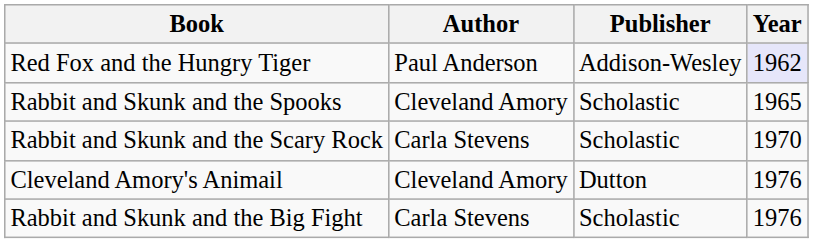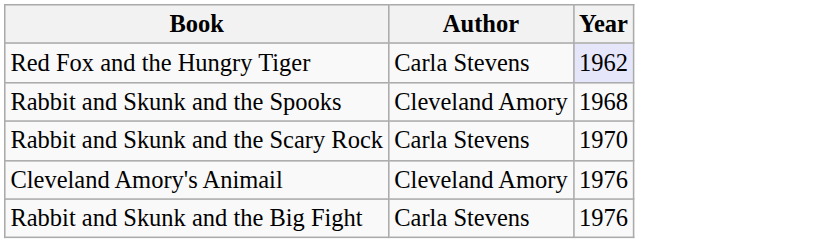- column: (660, 23)
(466, 62) Paul Anderson -> (462, 62) Carla Stevens
(777, 101) 1965 -> (603, 101) 1968
